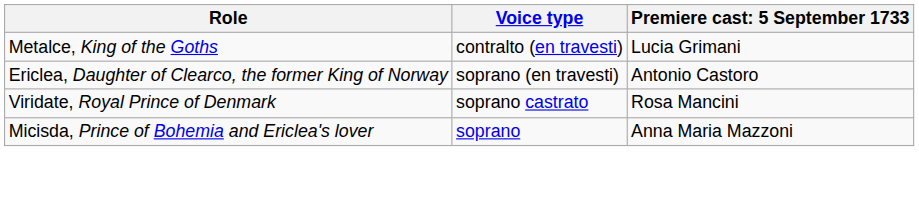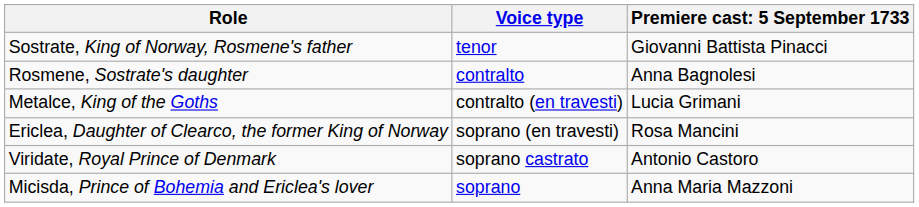+ row: (180, 46)
+ row: (128, 74)
(695, 74) Antonio Castoro -> (685, 131) Rosa Mancini
(685, 103) Rosa Mancini -> (695, 159) Antonio Castoro
